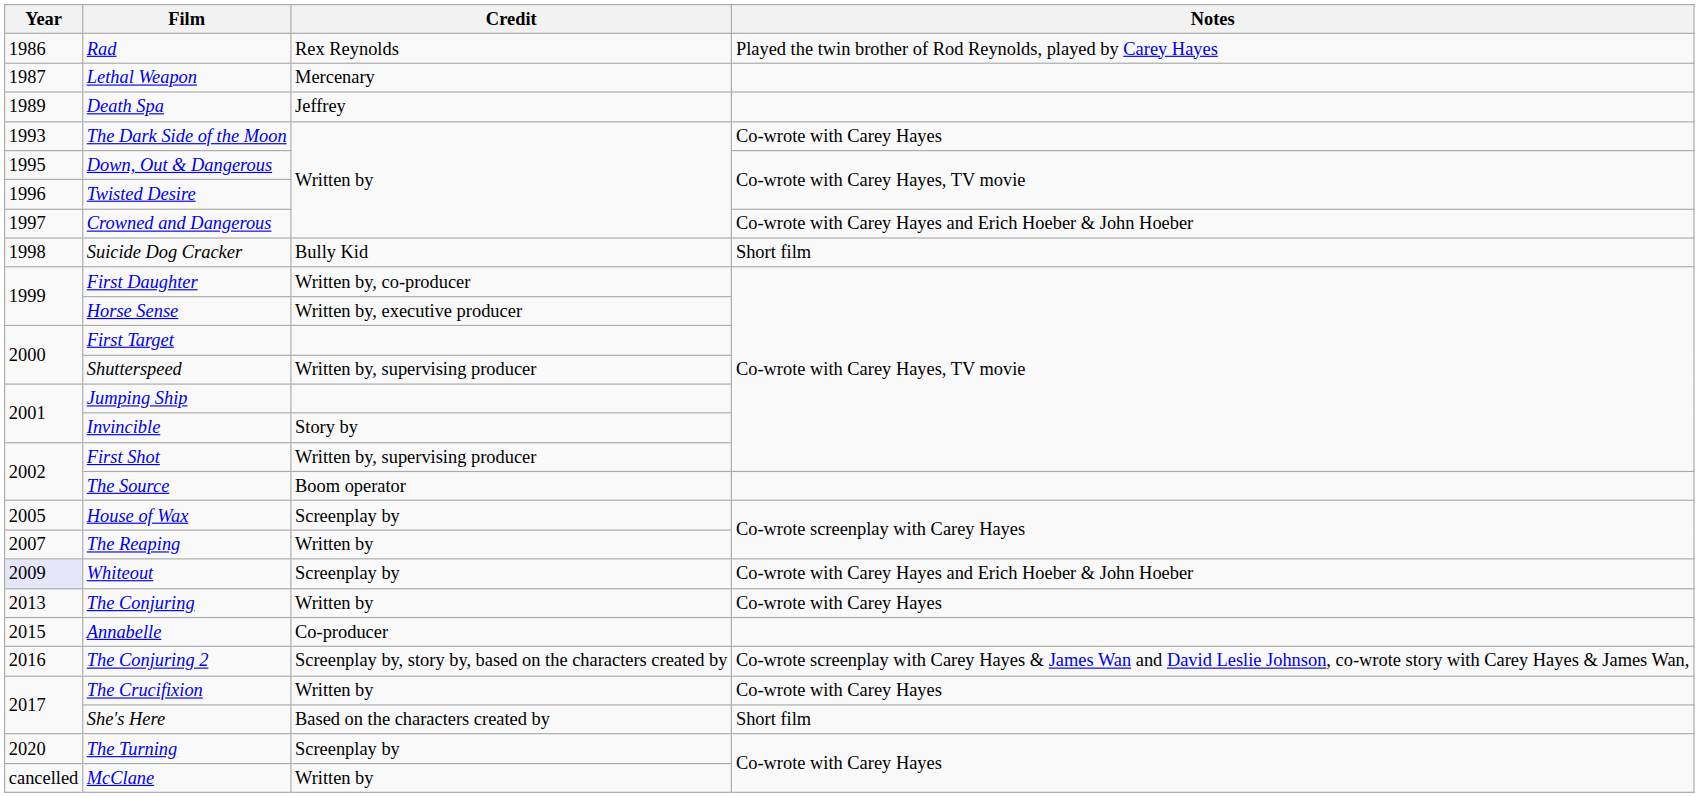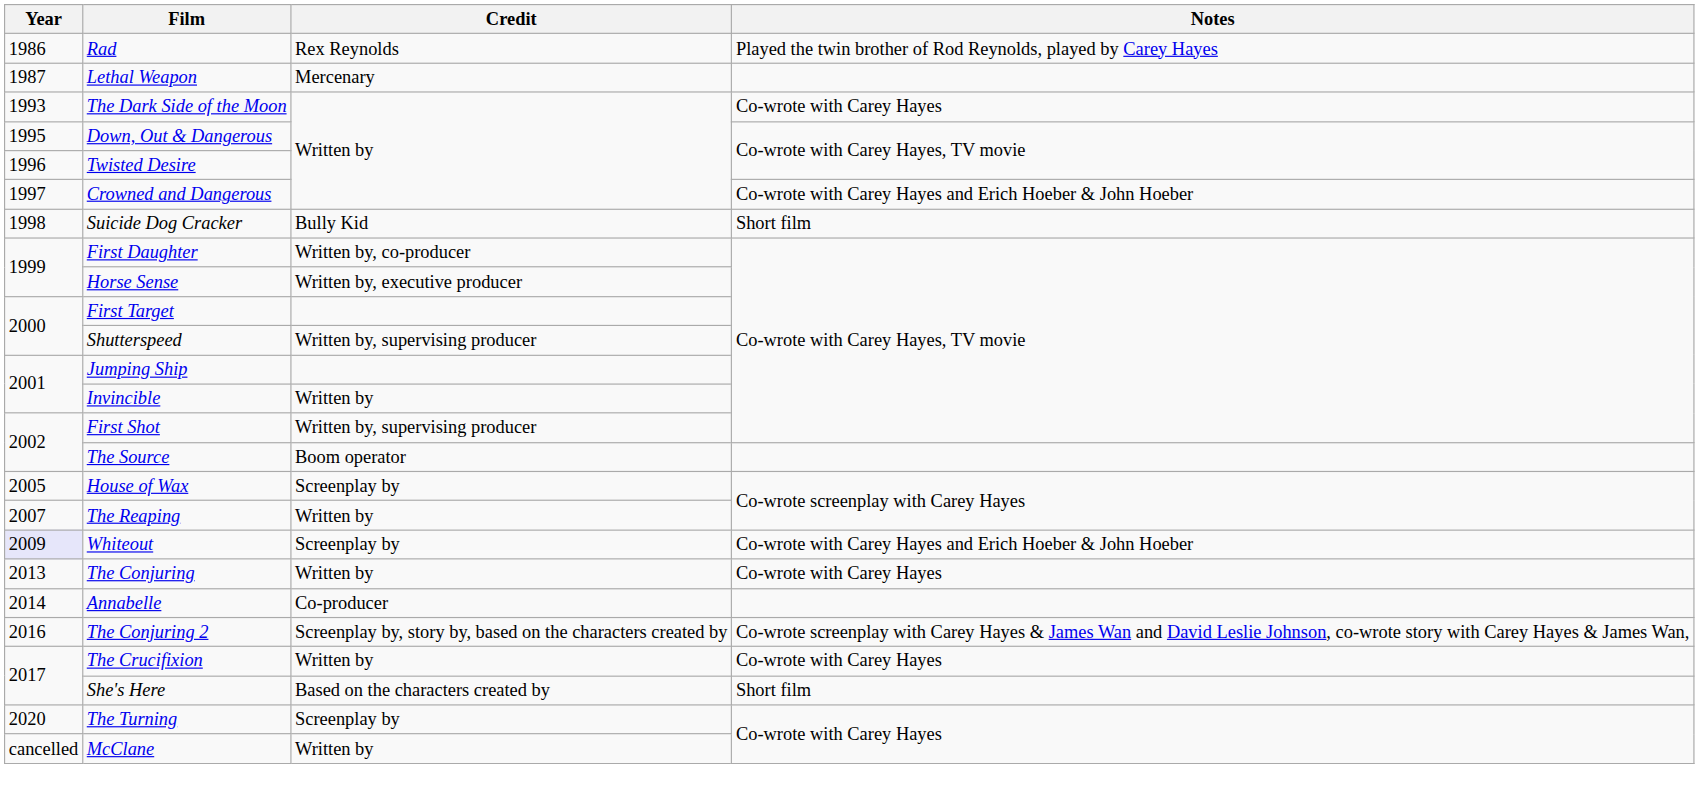- row: (125, 106)
(326, 427) Story by -> (334, 398) Written by
(27, 631) 2015 -> (27, 602) 2014
